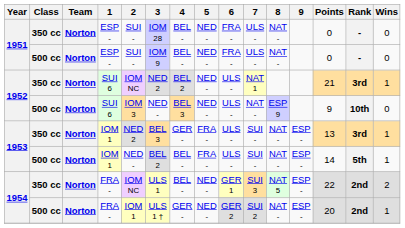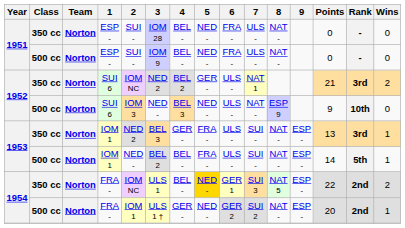(207, 83) NED - -> (207, 83) GER -
(387, 83) 1 -> (387, 83) 2
(207, 185) no background -> (207, 185) gold background
